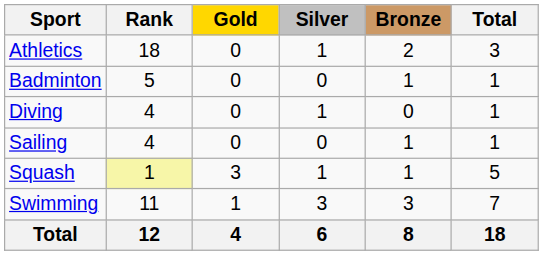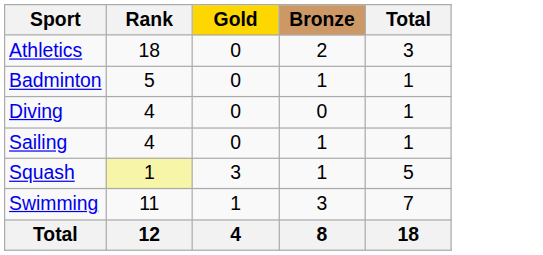- column: (322, 19)
